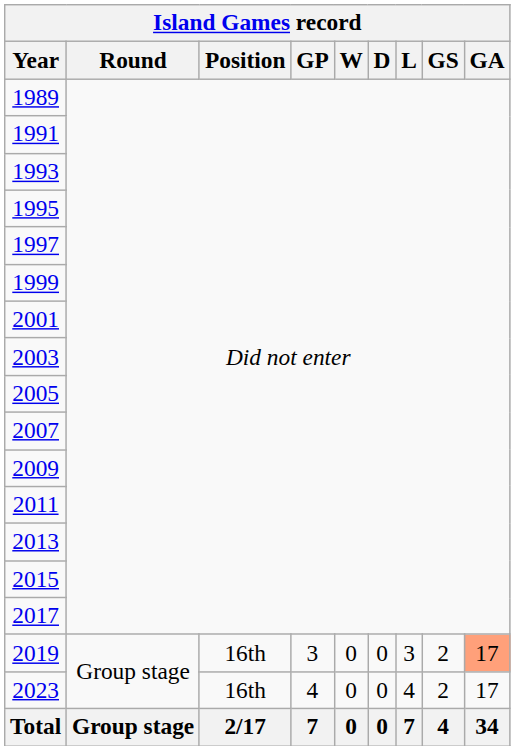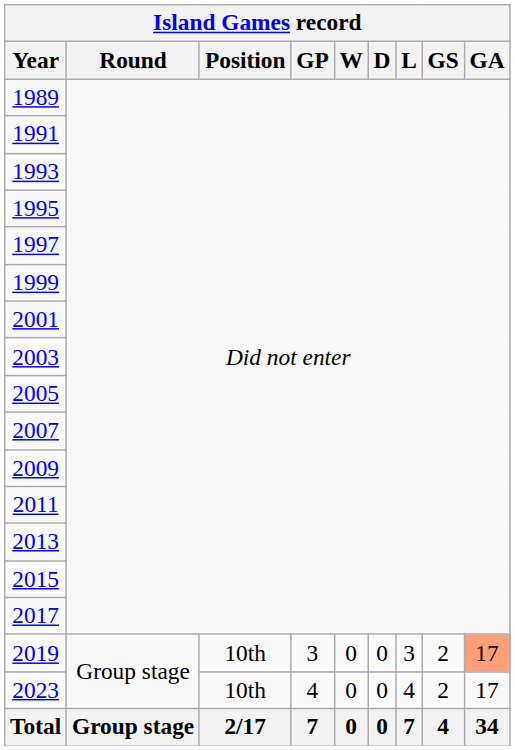(245, 652) 16th -> (245, 652) 10th
(245, 689) 16th -> (245, 689) 10th
